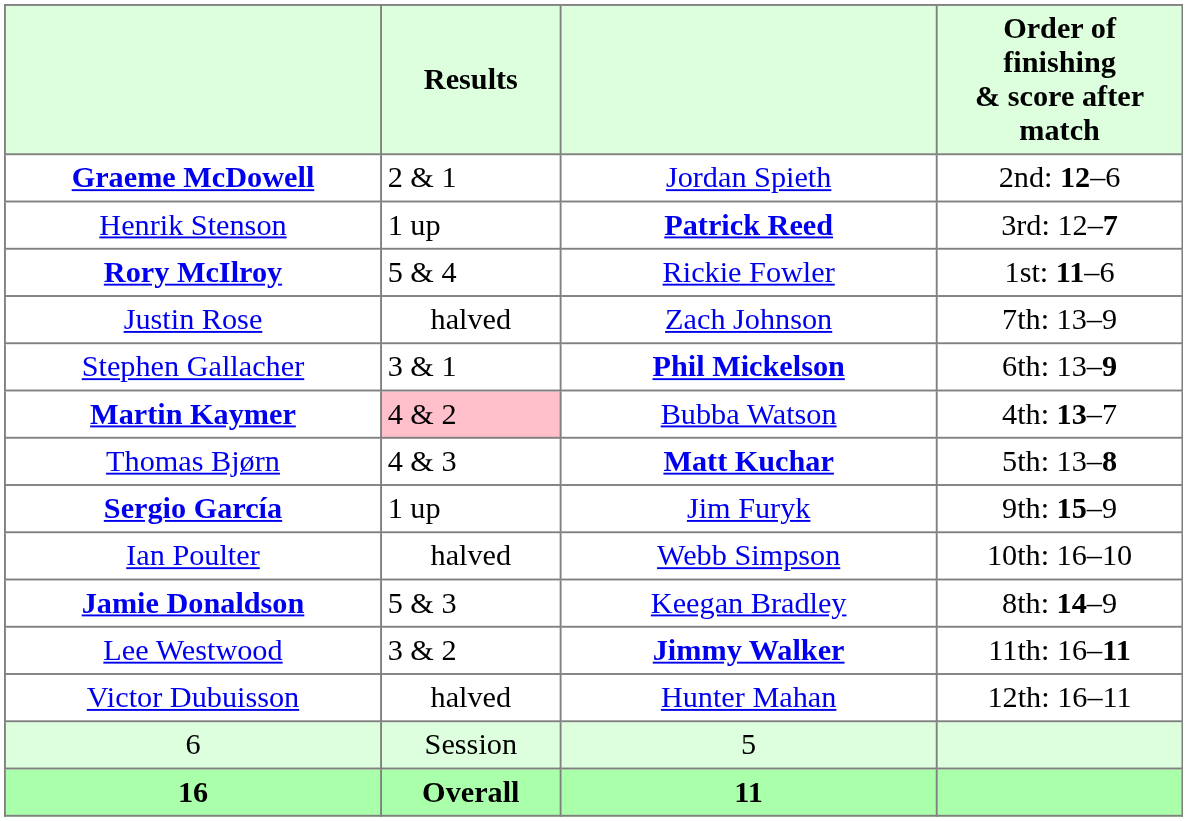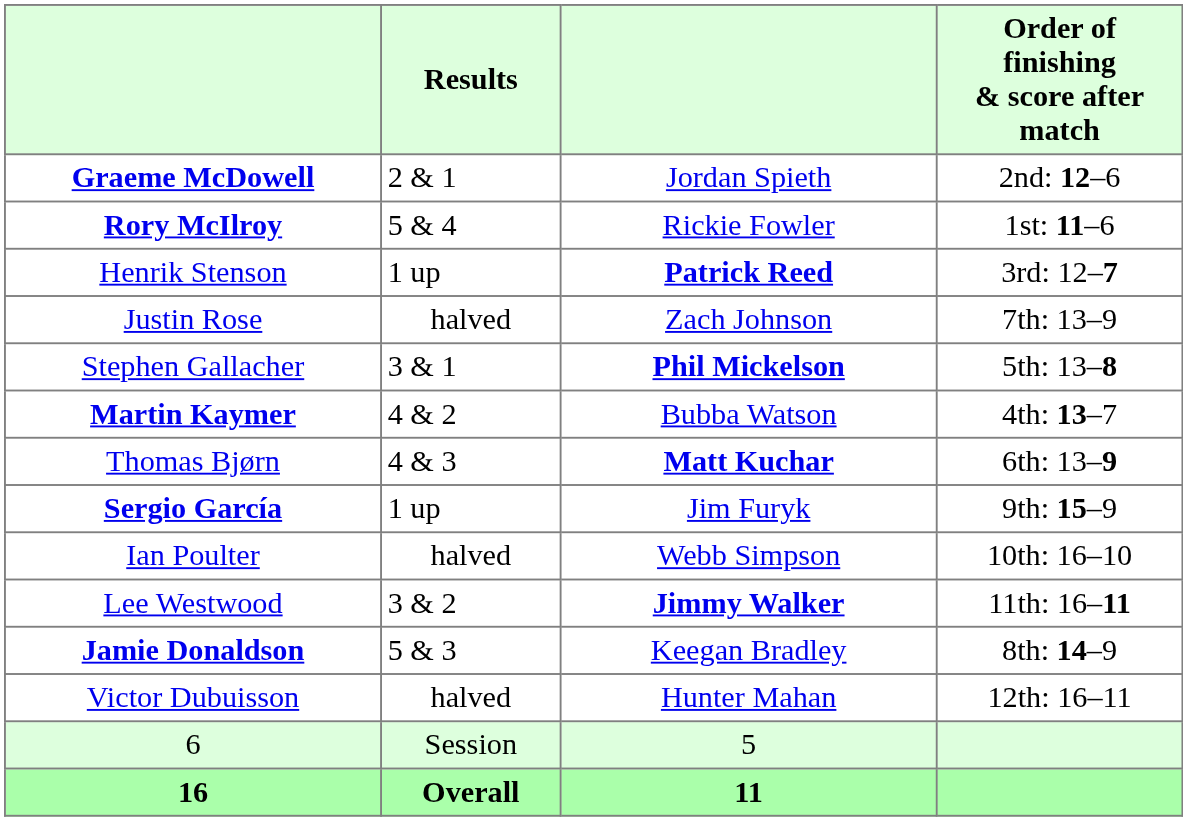rows swapped: (193, 224) <-> (193, 271)
(1060, 366) 6th: 13–9 -> (1060, 366) 5th: 13–8
(422, 413) pink background -> (422, 413) no background
(1060, 460) 5th: 13–8 -> (1060, 460) 6th: 13–9
rows swapped: (193, 602) <-> (193, 649)
